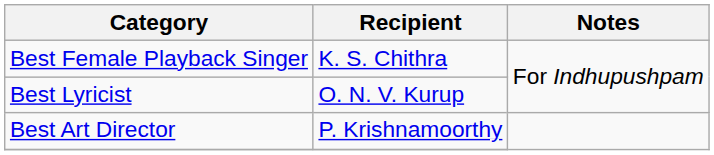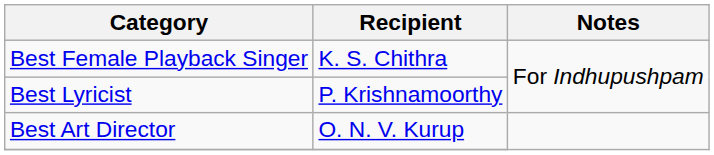(391, 94) O. N. V. Kurup -> (410, 94) P. Krishnamoorthy
(410, 130) P. Krishnamoorthy -> (391, 130) O. N. V. Kurup
